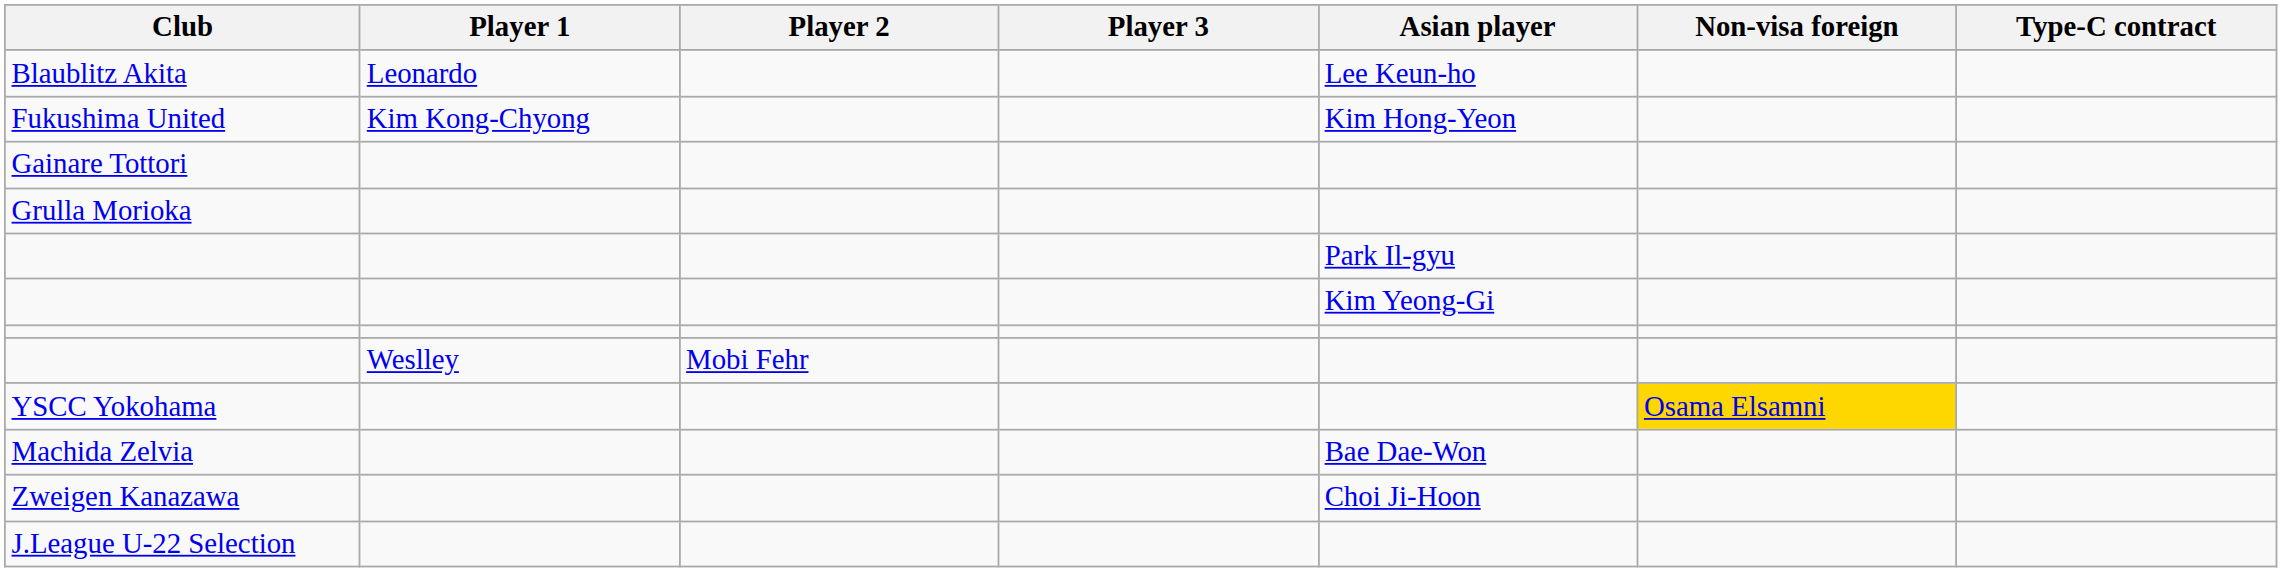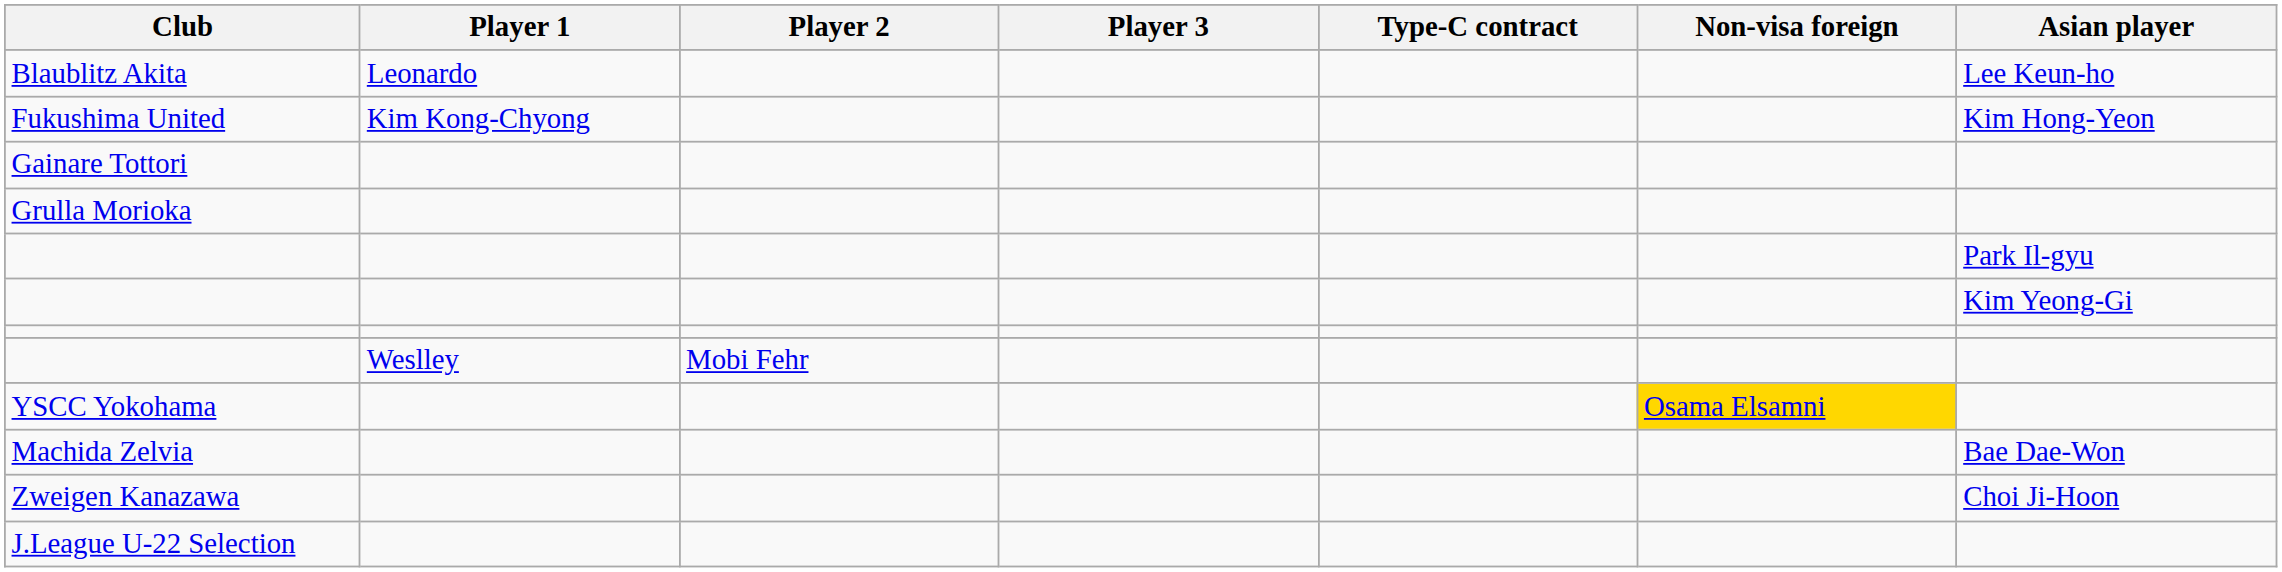columns swapped: (1478, 27) <-> (2116, 27)
